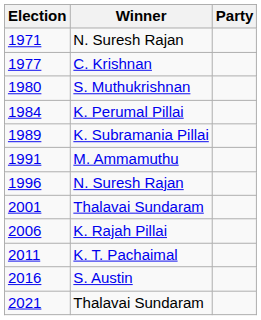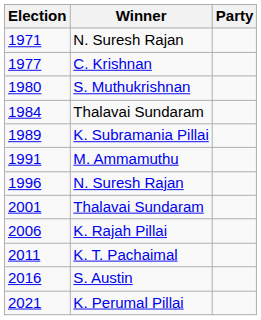(129, 111) K. Perumal Pillai -> (139, 111) Thalavai Sundaram
(139, 302) Thalavai Sundaram -> (129, 302) K. Perumal Pillai
